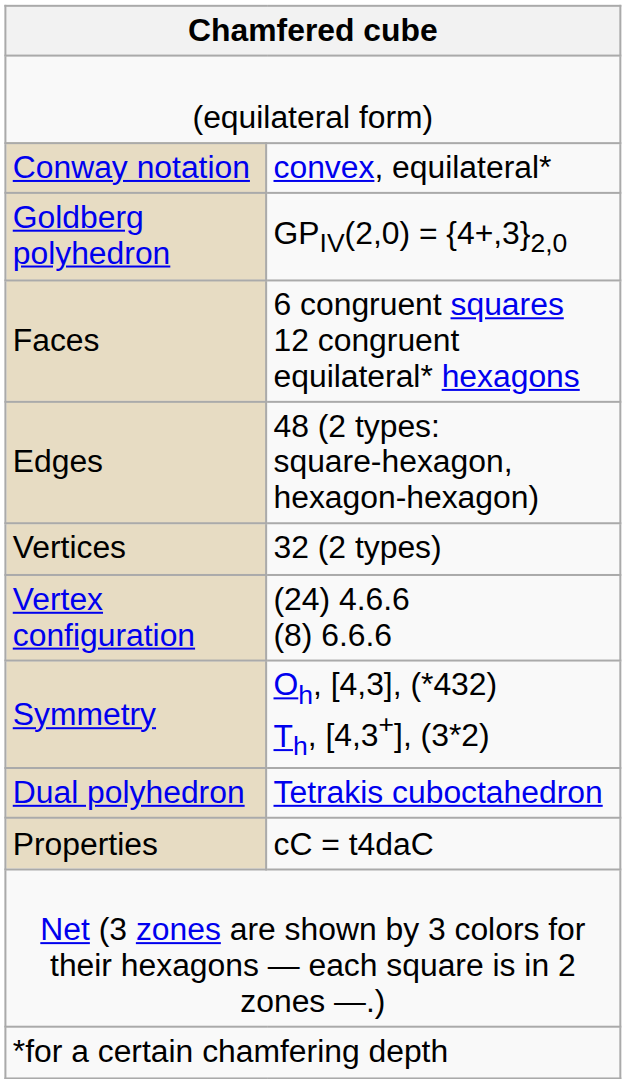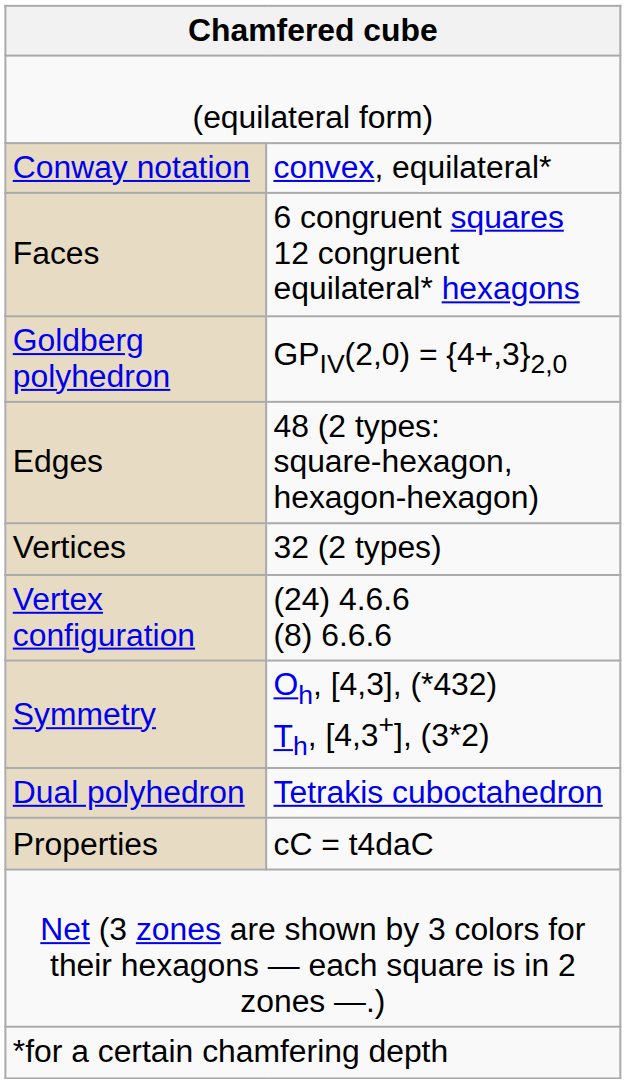rows swapped: (92, 235) <-> (56, 340)
